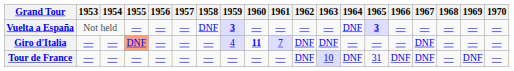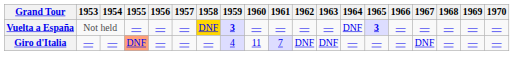(208, 27) no background -> (208, 27) gold background
(256, 43) bold -> (256, 43) normal
- row: (40, 58)
